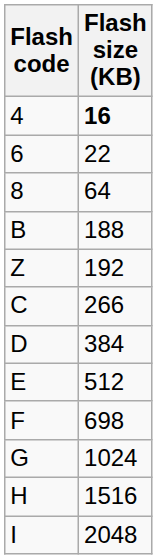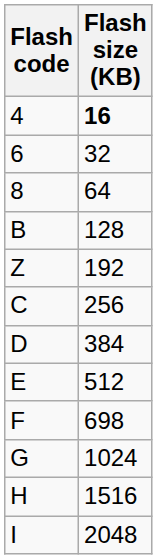(97, 153) 22 -> (97, 153) 32
(104, 229) 188 -> (104, 229) 128
(104, 305) 266 -> (104, 305) 256
